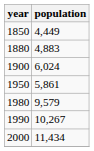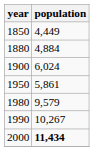(47, 48) 4,883 -> (47, 48) 4,884
(50, 137) normal -> (50, 137) bold
